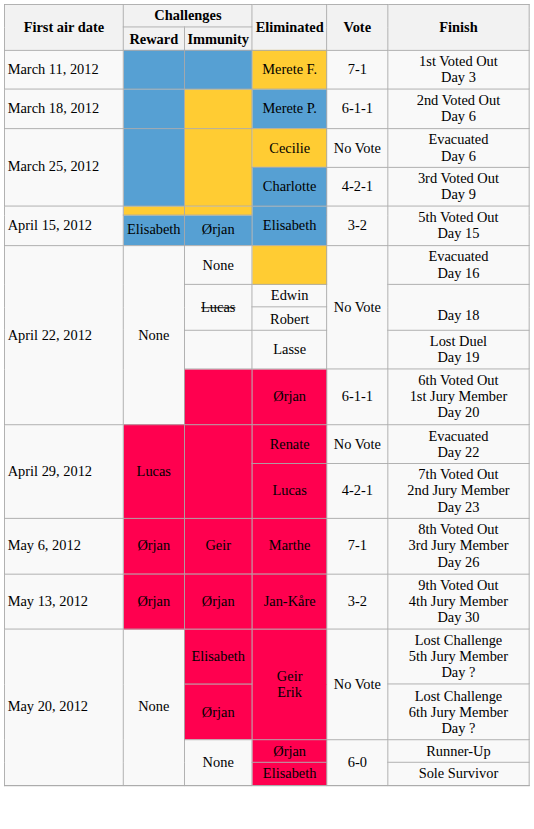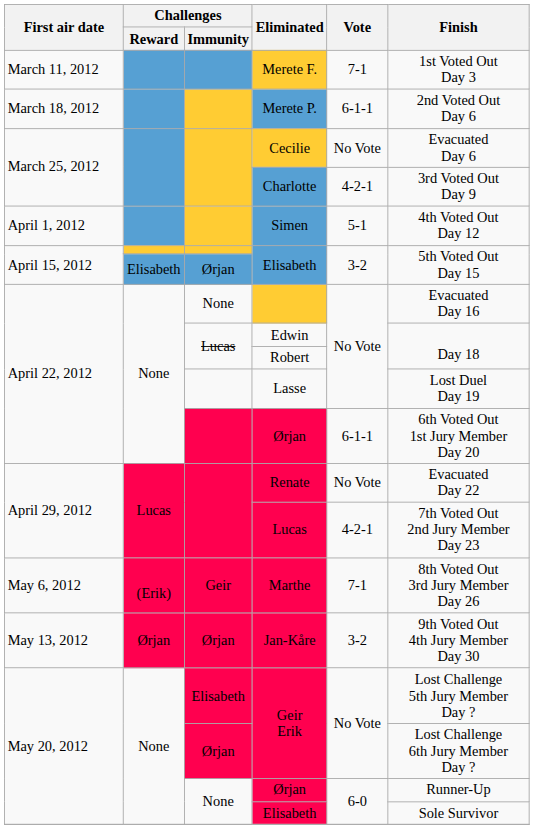+ row: (218, 226)
(154, 546) Ørjan -> (154, 593) (Erik)
